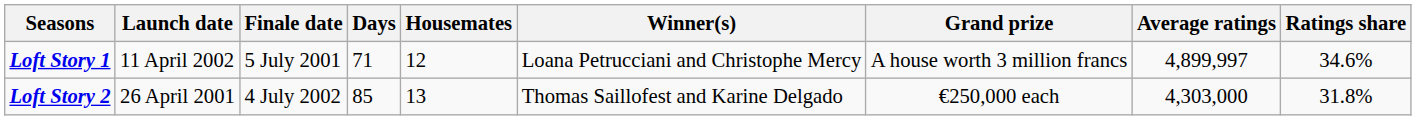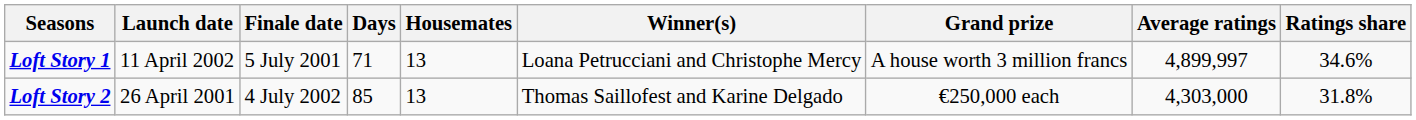(416, 59) 12 -> (416, 59) 13
